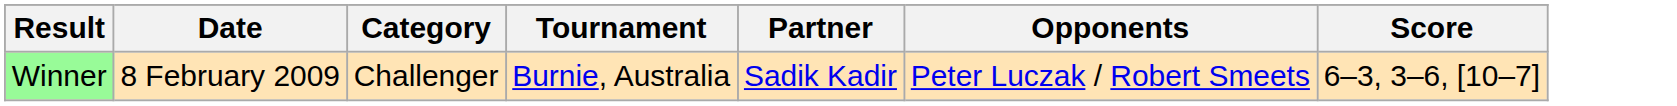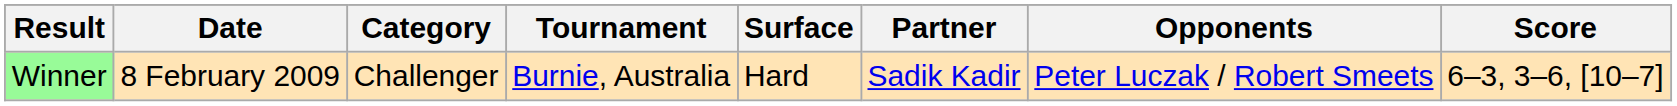+ column: (799, 28)
